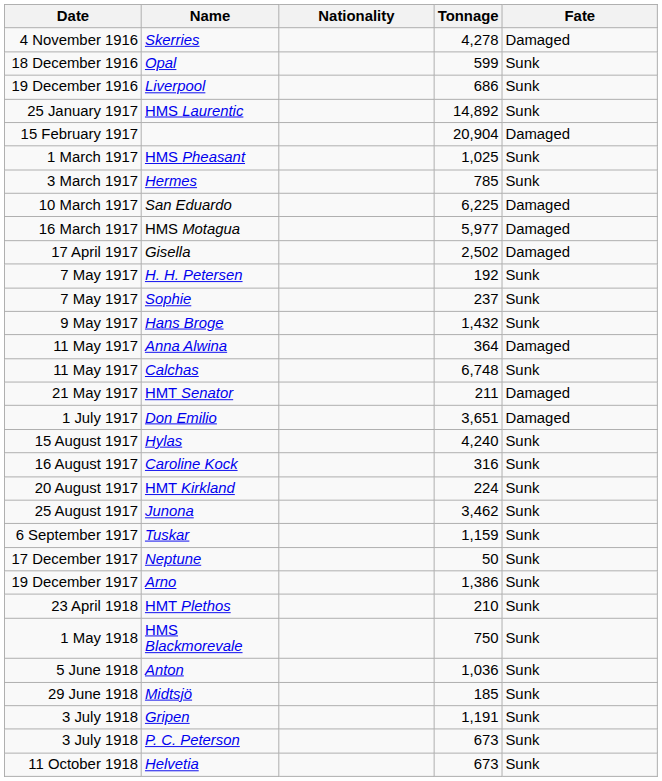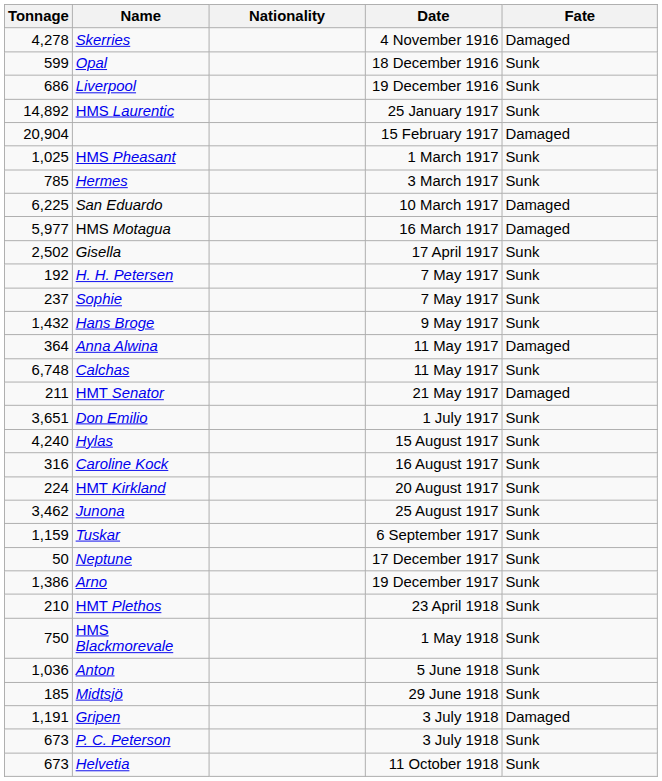columns swapped: (73, 16) <-> (468, 16)
(538, 252) Damaged -> (522, 252) Sunk
(538, 417) Damaged -> (522, 417) Sunk
(522, 717) Sunk -> (538, 717) Damaged
